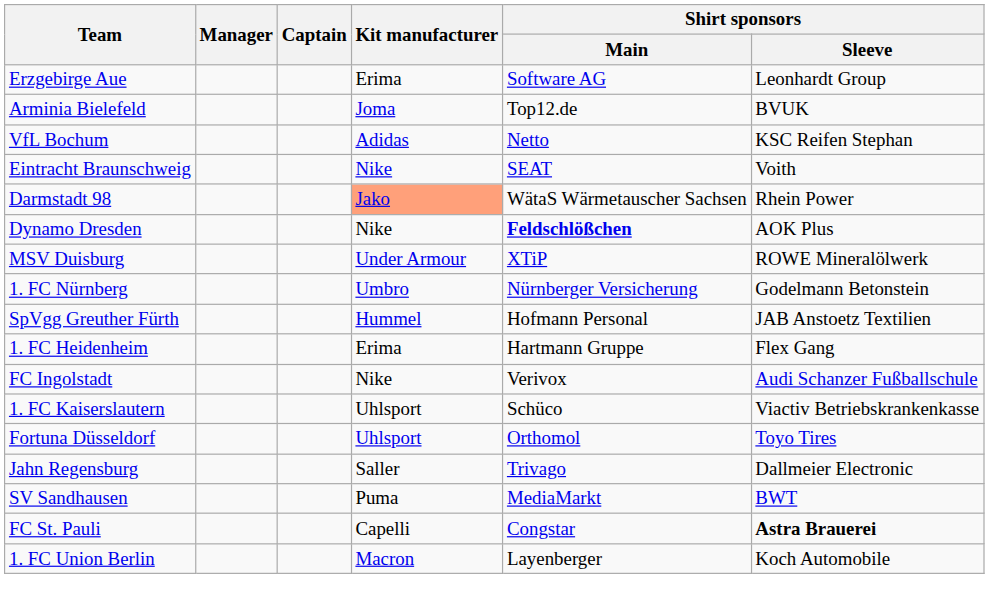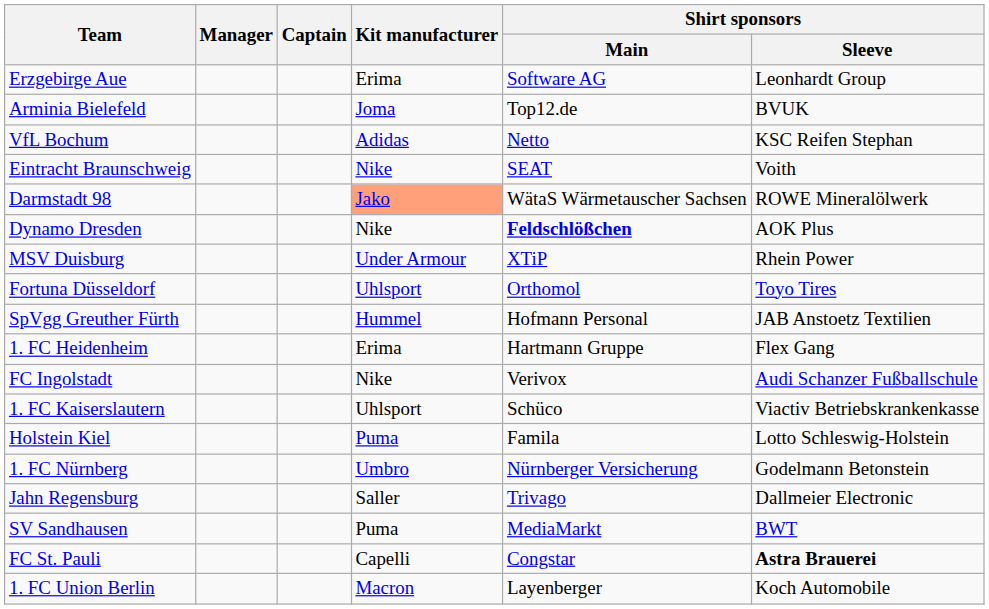(804, 199) Rhein Power -> (842, 199) ROWE Mineralölwerk
(842, 259) ROWE Mineralölwerk -> (804, 259) Rhein Power
rows swapped: (82, 438) <-> (68, 288)
+ row: (60, 438)
